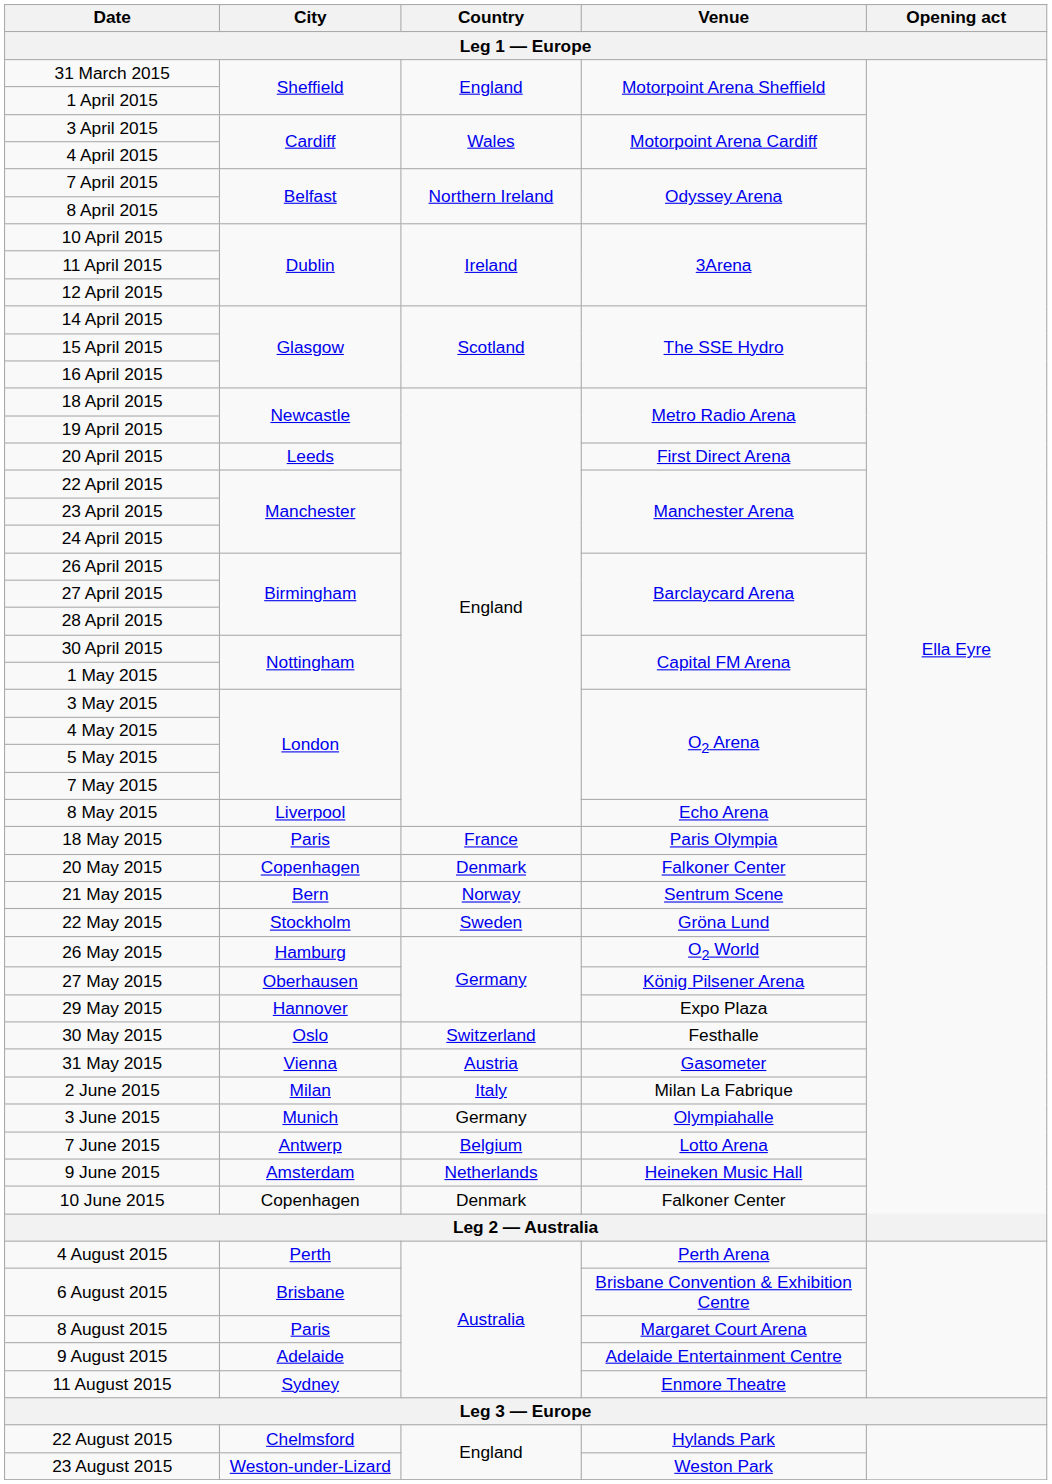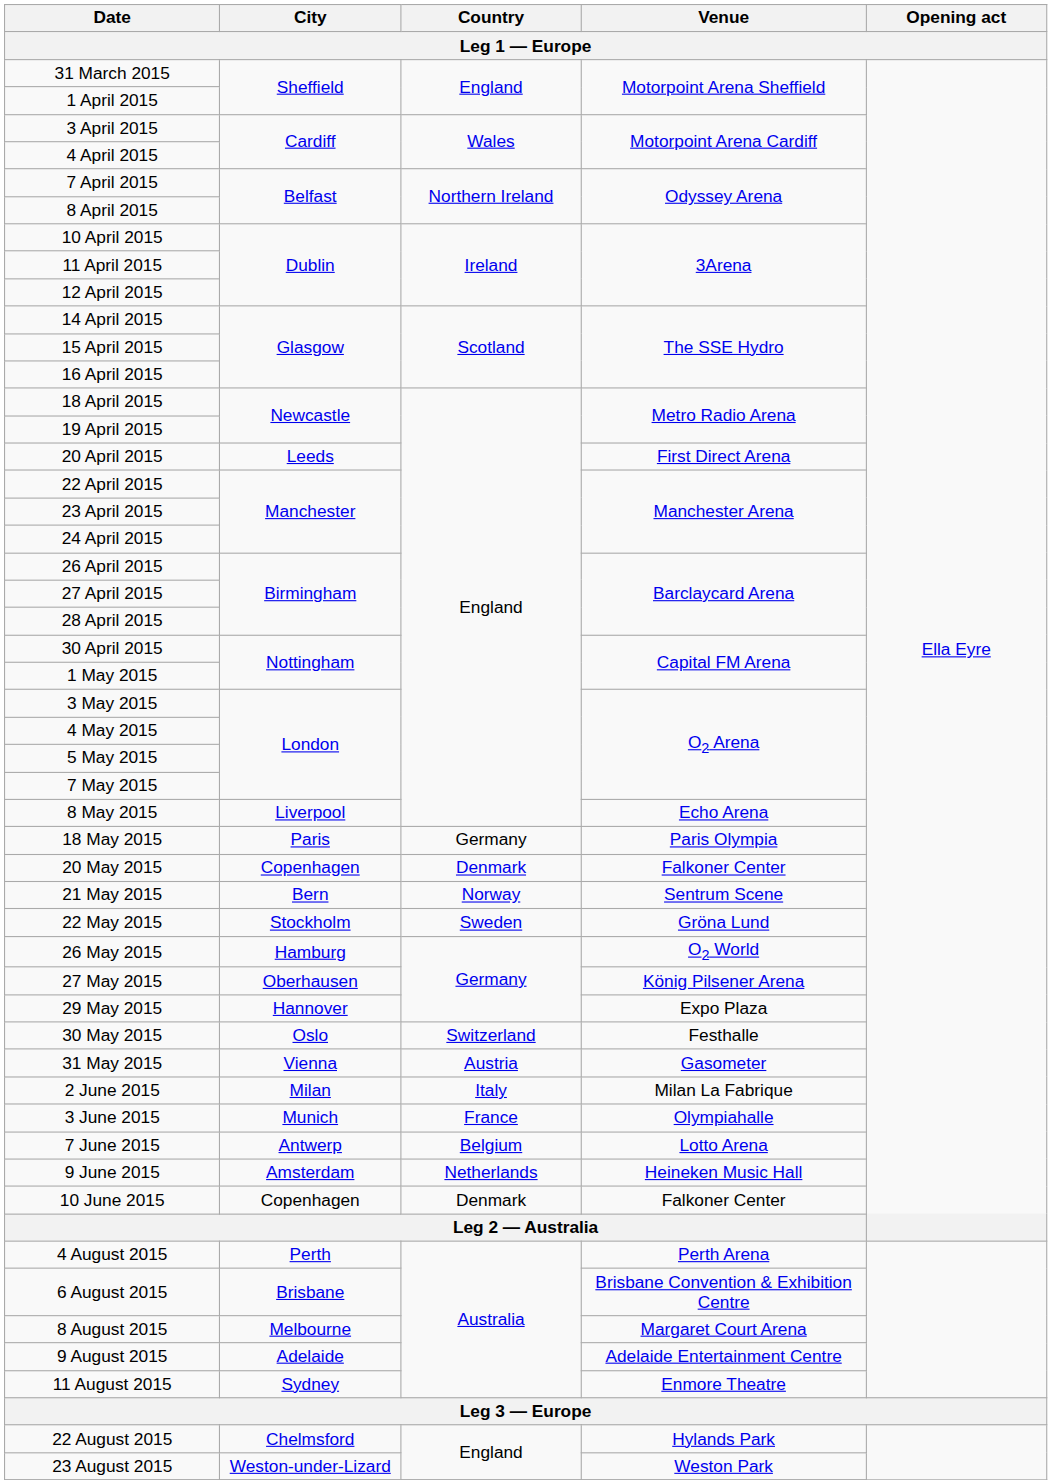(491, 840) France -> (491, 840) Germany
(491, 1117) Germany -> (491, 1117) France
(310, 1329) Paris -> (310, 1329) Melbourne
